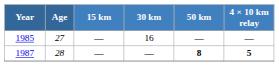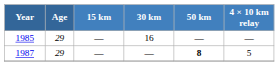(60, 38) 27 -> (60, 38) 29
(60, 53) 28 -> (60, 53) 29
(249, 53) bold -> (249, 53) normal
